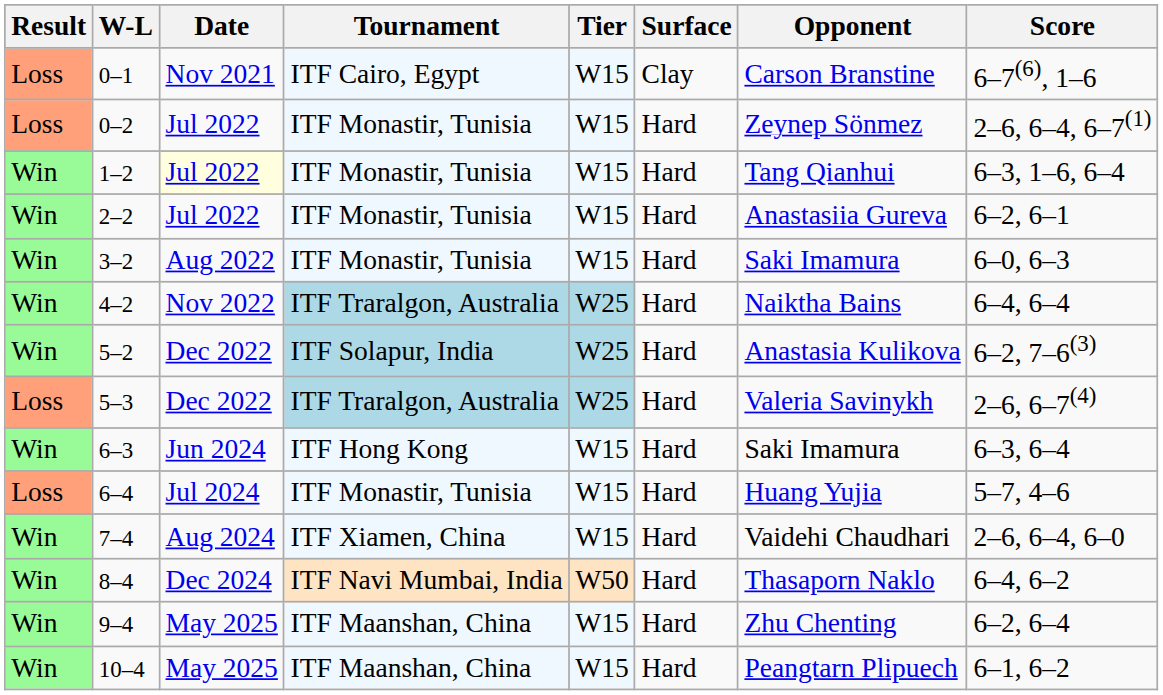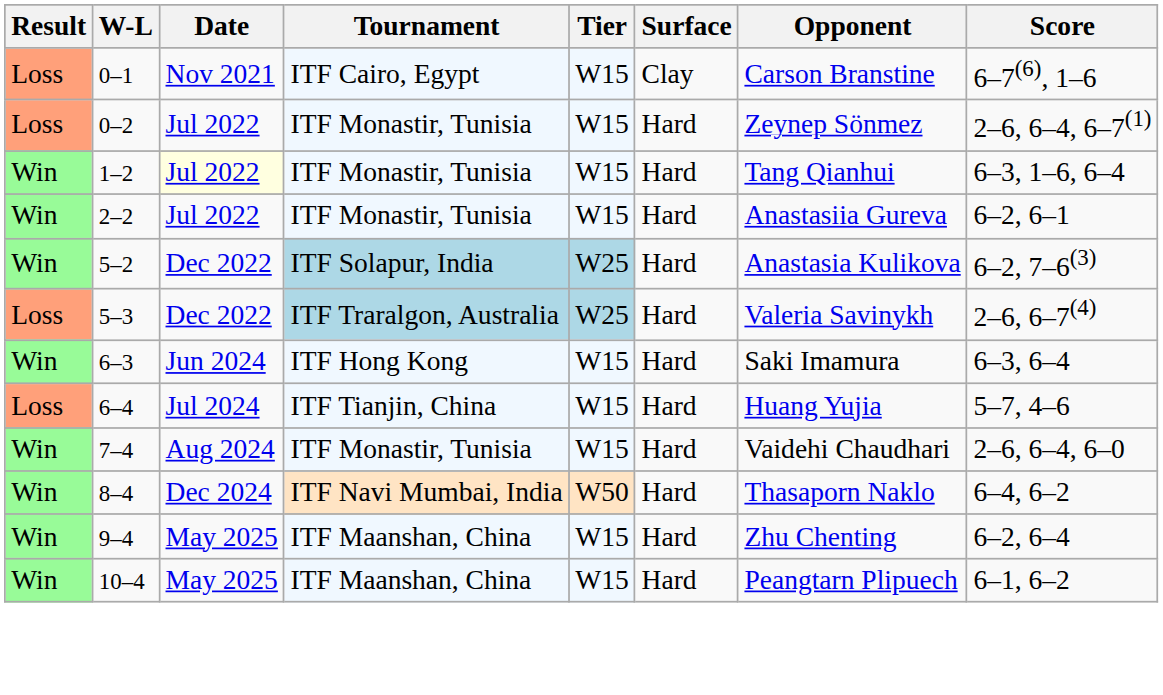- row: (116, 261)
- row: (116, 304)
(411, 492) ITF Monastir, Tunisia -> (393, 405) ITF Tianjin, China
(398, 536) ITF Xiamen, China -> (411, 448) ITF Monastir, Tunisia
